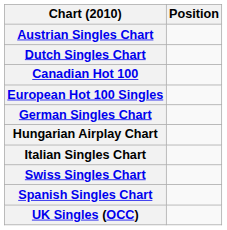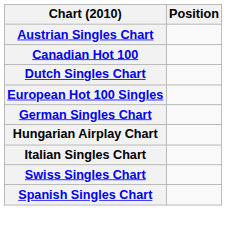rows swapped: (85, 74) <-> (85, 54)
- row: (85, 214)
